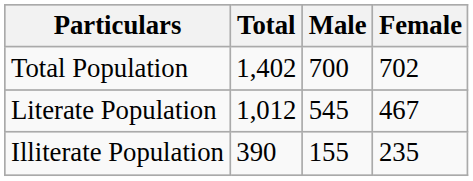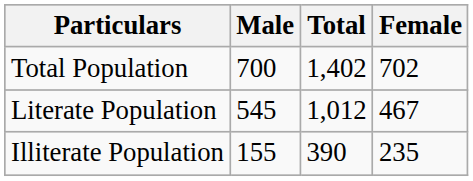columns swapped: (266, 25) <-> (338, 25)
